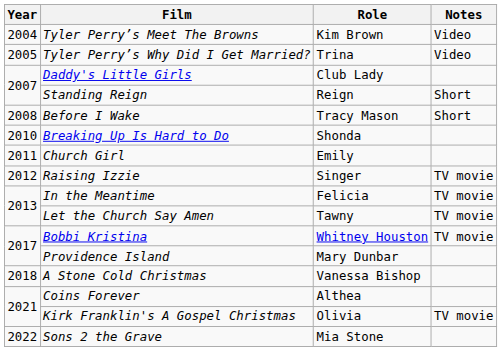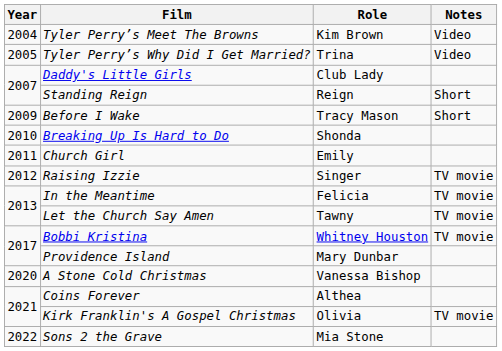(22, 115) 2008 -> (22, 115) 2009
(22, 276) 2018 -> (22, 276) 2020
